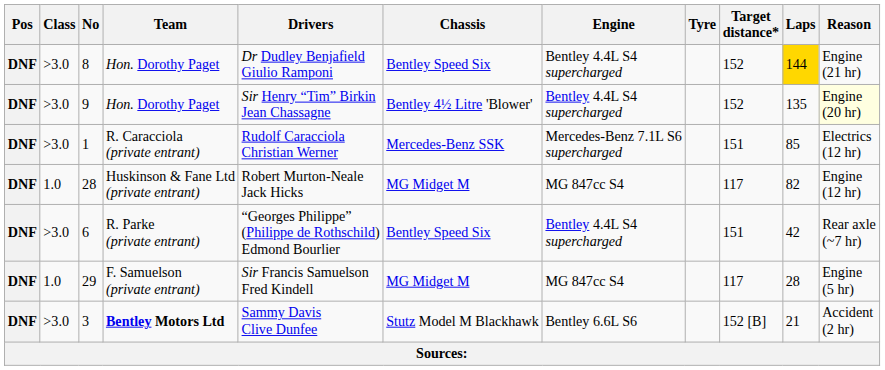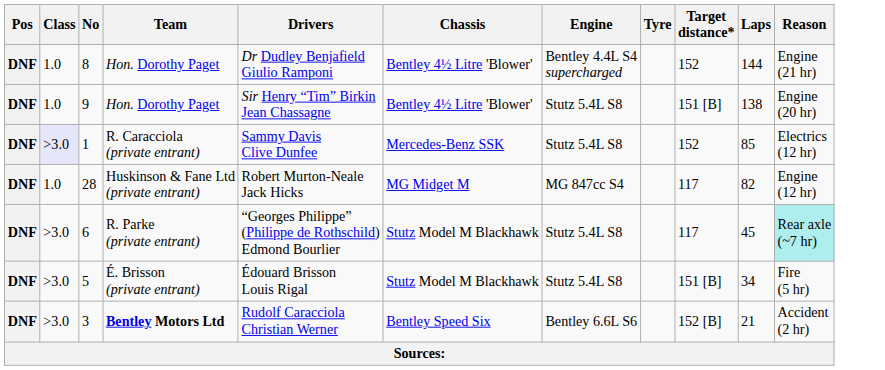(56, 64) >3.0 -> (52, 64) 1.0
(438, 64) Bentley Speed Six -> (459, 64) Bentley 4½ Litre 'Blower'
(796, 64) gold background -> (752, 64) no background
(56, 104) >3.0 -> (52, 104) 1.0
(591, 104) Bentley 4.4L S4 supercharged -> (584, 104) Stutz 5.4L S8
(733, 104) 152 -> (700, 104) 151 [B]
(796, 104) 135 -> (752, 104) 138
(842, 104) lightyellow background -> (797, 104) no background
(56, 144) no background -> (56, 144) lavender background
(293, 144) Rudolf Caracciola Christian Werner -> (281, 144) Sammy Davis Clive Dunfee
(614, 144) Mercedes-Benz 7.1L S6 supercharged -> (584, 144) Stutz 5.4L S8
(733, 144) 151 -> (689, 144) 152
(438, 233) Bentley Speed Six -> (463, 233) Stutz Model M Blackhawk
(591, 233) Bentley 4.4L S4 supercharged -> (584, 233) Stutz 5.4L S8
(733, 233) 151 -> (688, 233) 117
(793, 233) 42 -> (748, 233) 45
(849, 233) no background -> (804, 233) paleturquoise background
+ row: (86, 281)
- row: (89, 281)
(281, 321) Sammy Davis Clive Dunfee -> (293, 321) Rudolf Caracciola Christian Werner
(463, 321) Stutz Model M Blackhawk -> (438, 321) Bentley Speed Six
